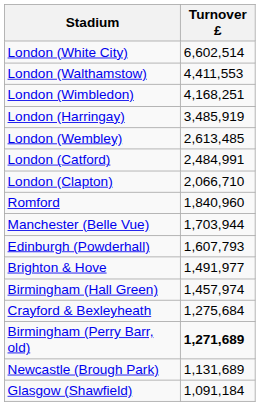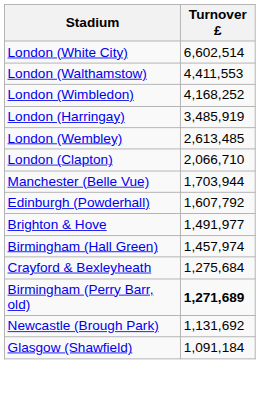(214, 95) 4,168,251 -> (214, 95) 4,168,252
- row: (59, 159)
- row: (34, 203)
(214, 246) 1,607,793 -> (214, 203) 1,607,792
(214, 369) 1,131,689 -> (214, 326) 1,131,692
